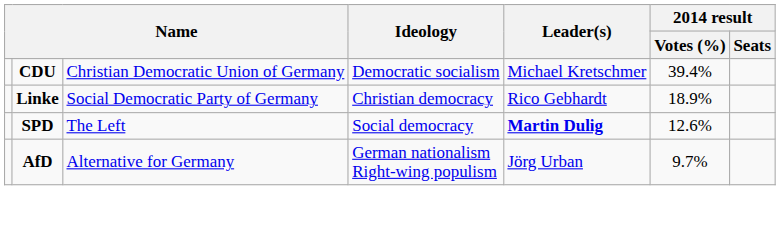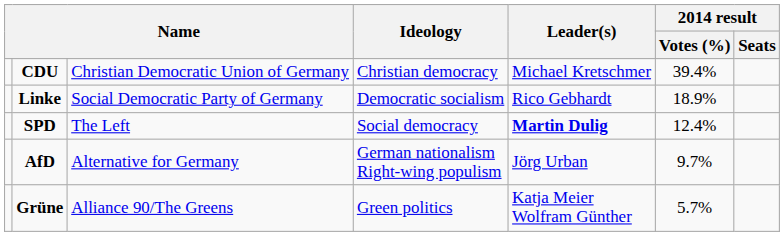(426, 71) Democratic socialism -> (427, 71) Christian democracy
(423, 98) Christian democracy -> (431, 98) Democratic socialism
(690, 125) 12.6% -> (695, 125) 12.4%
+ row: (40, 207)
